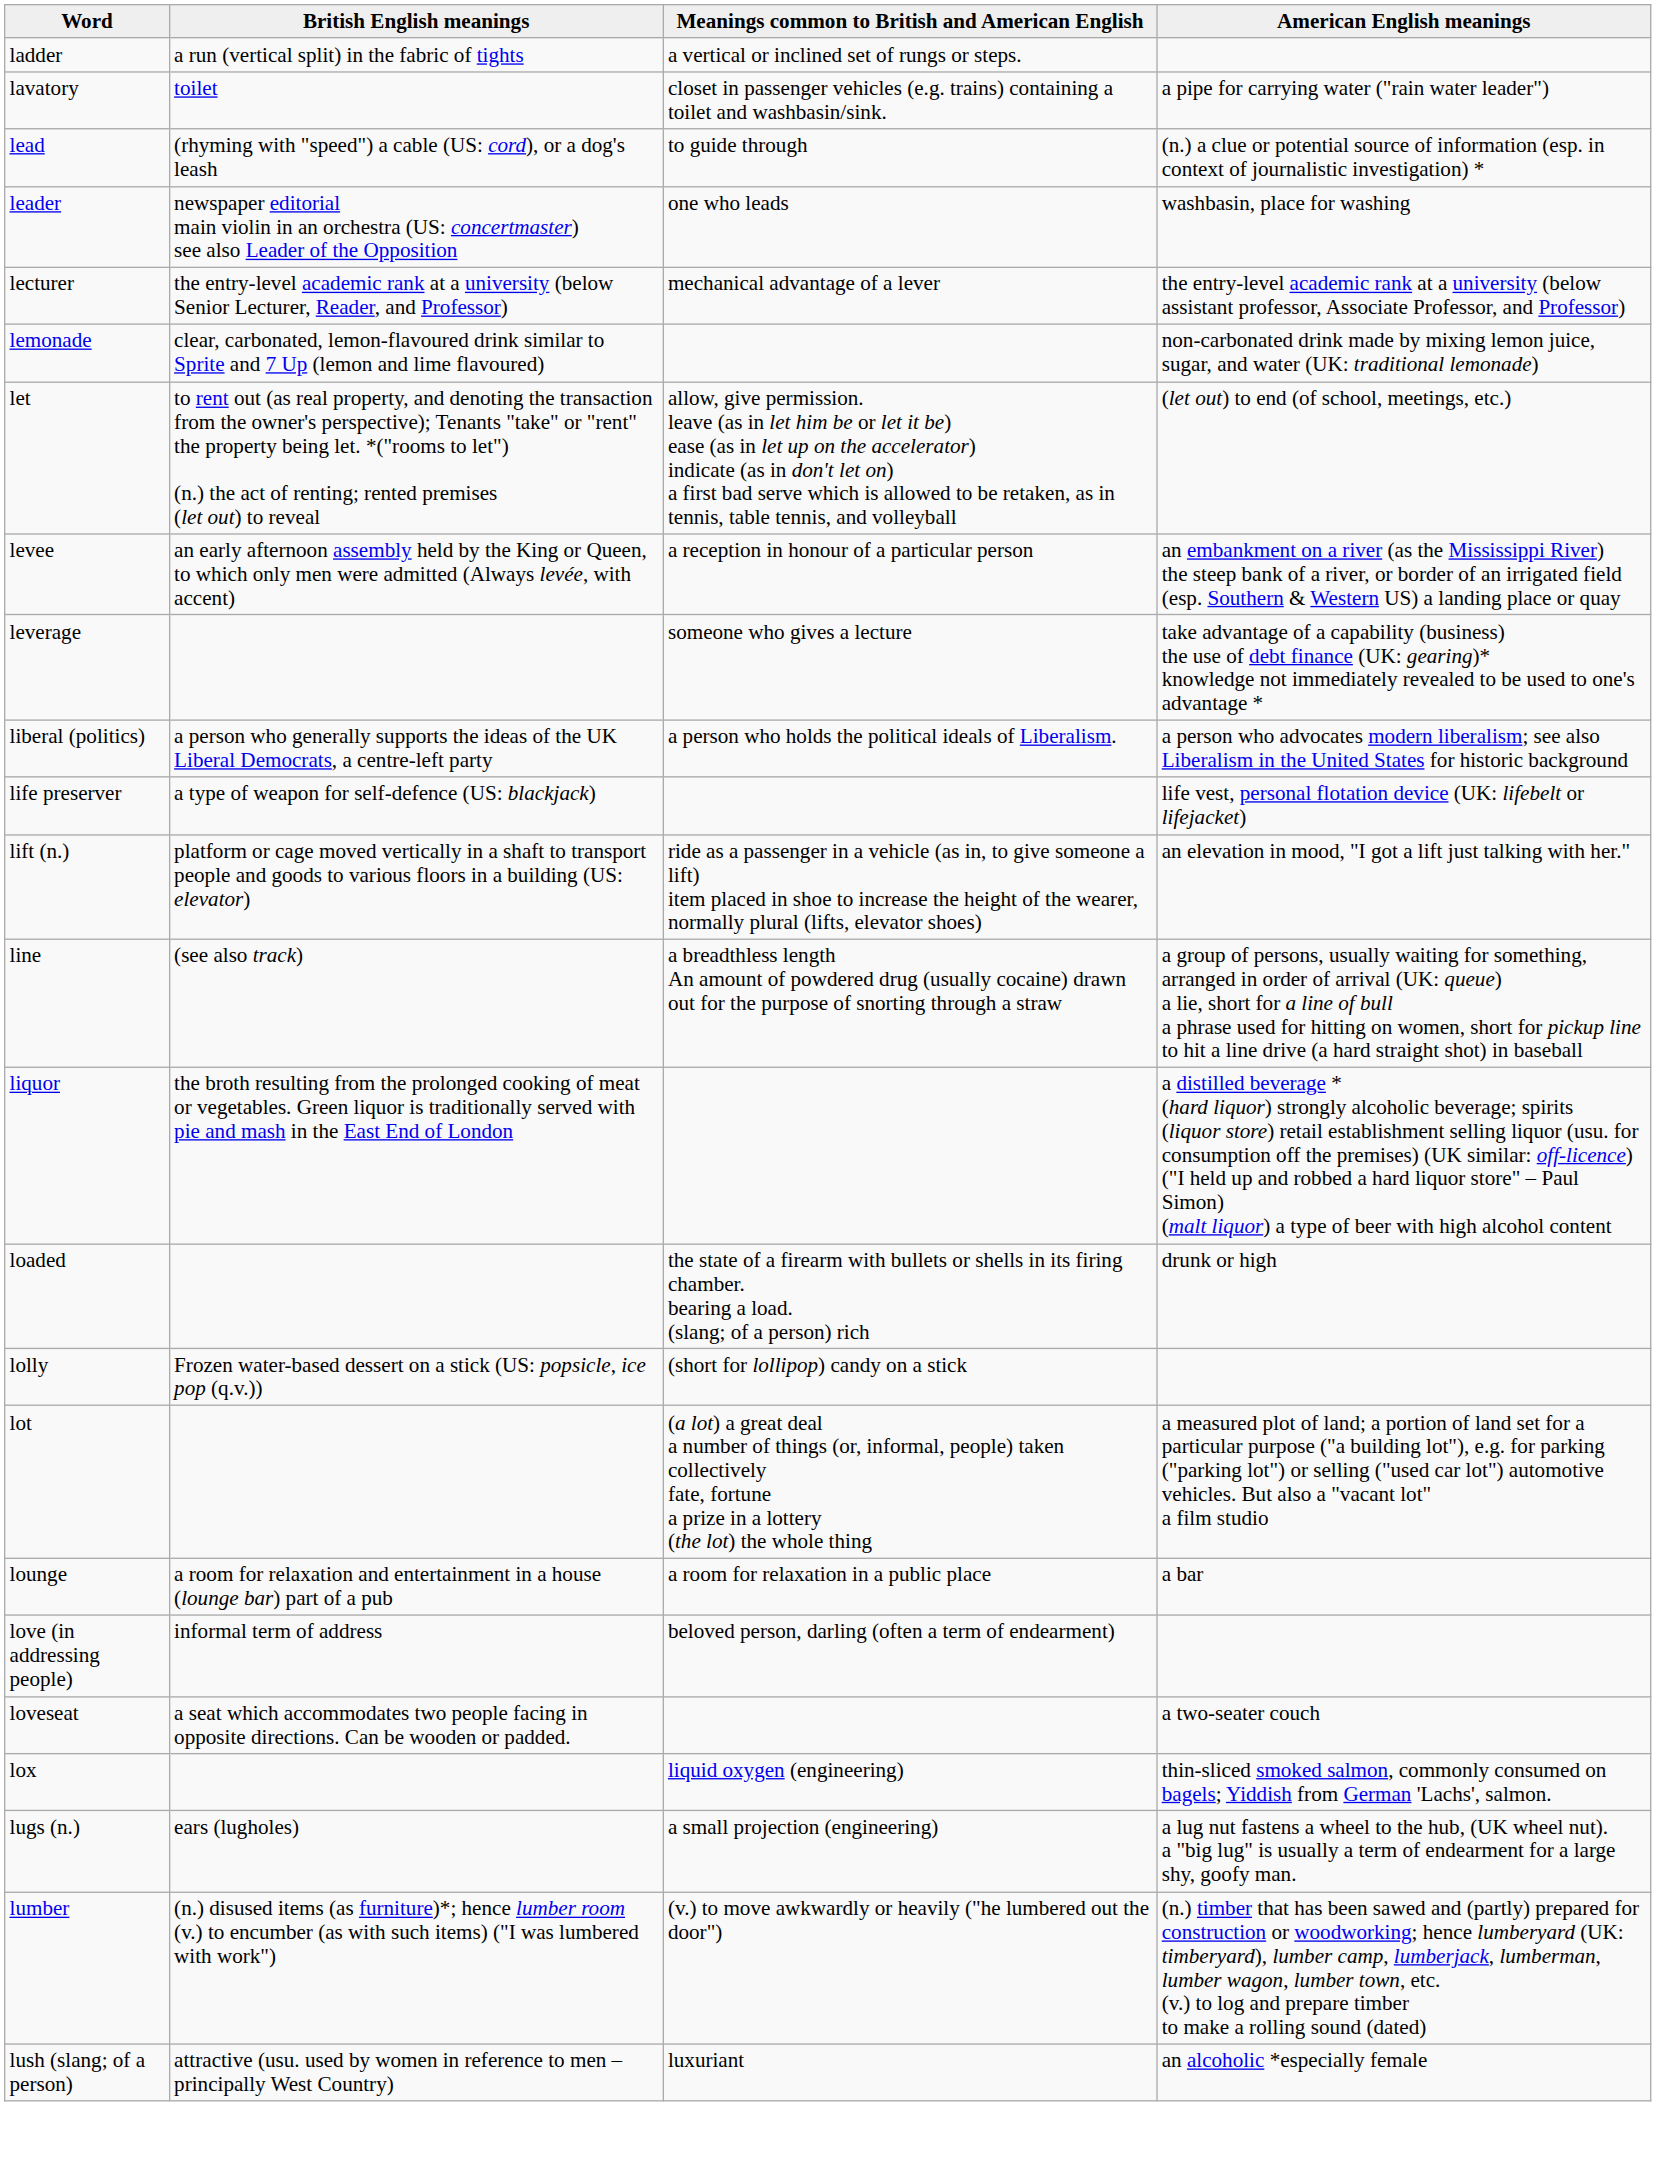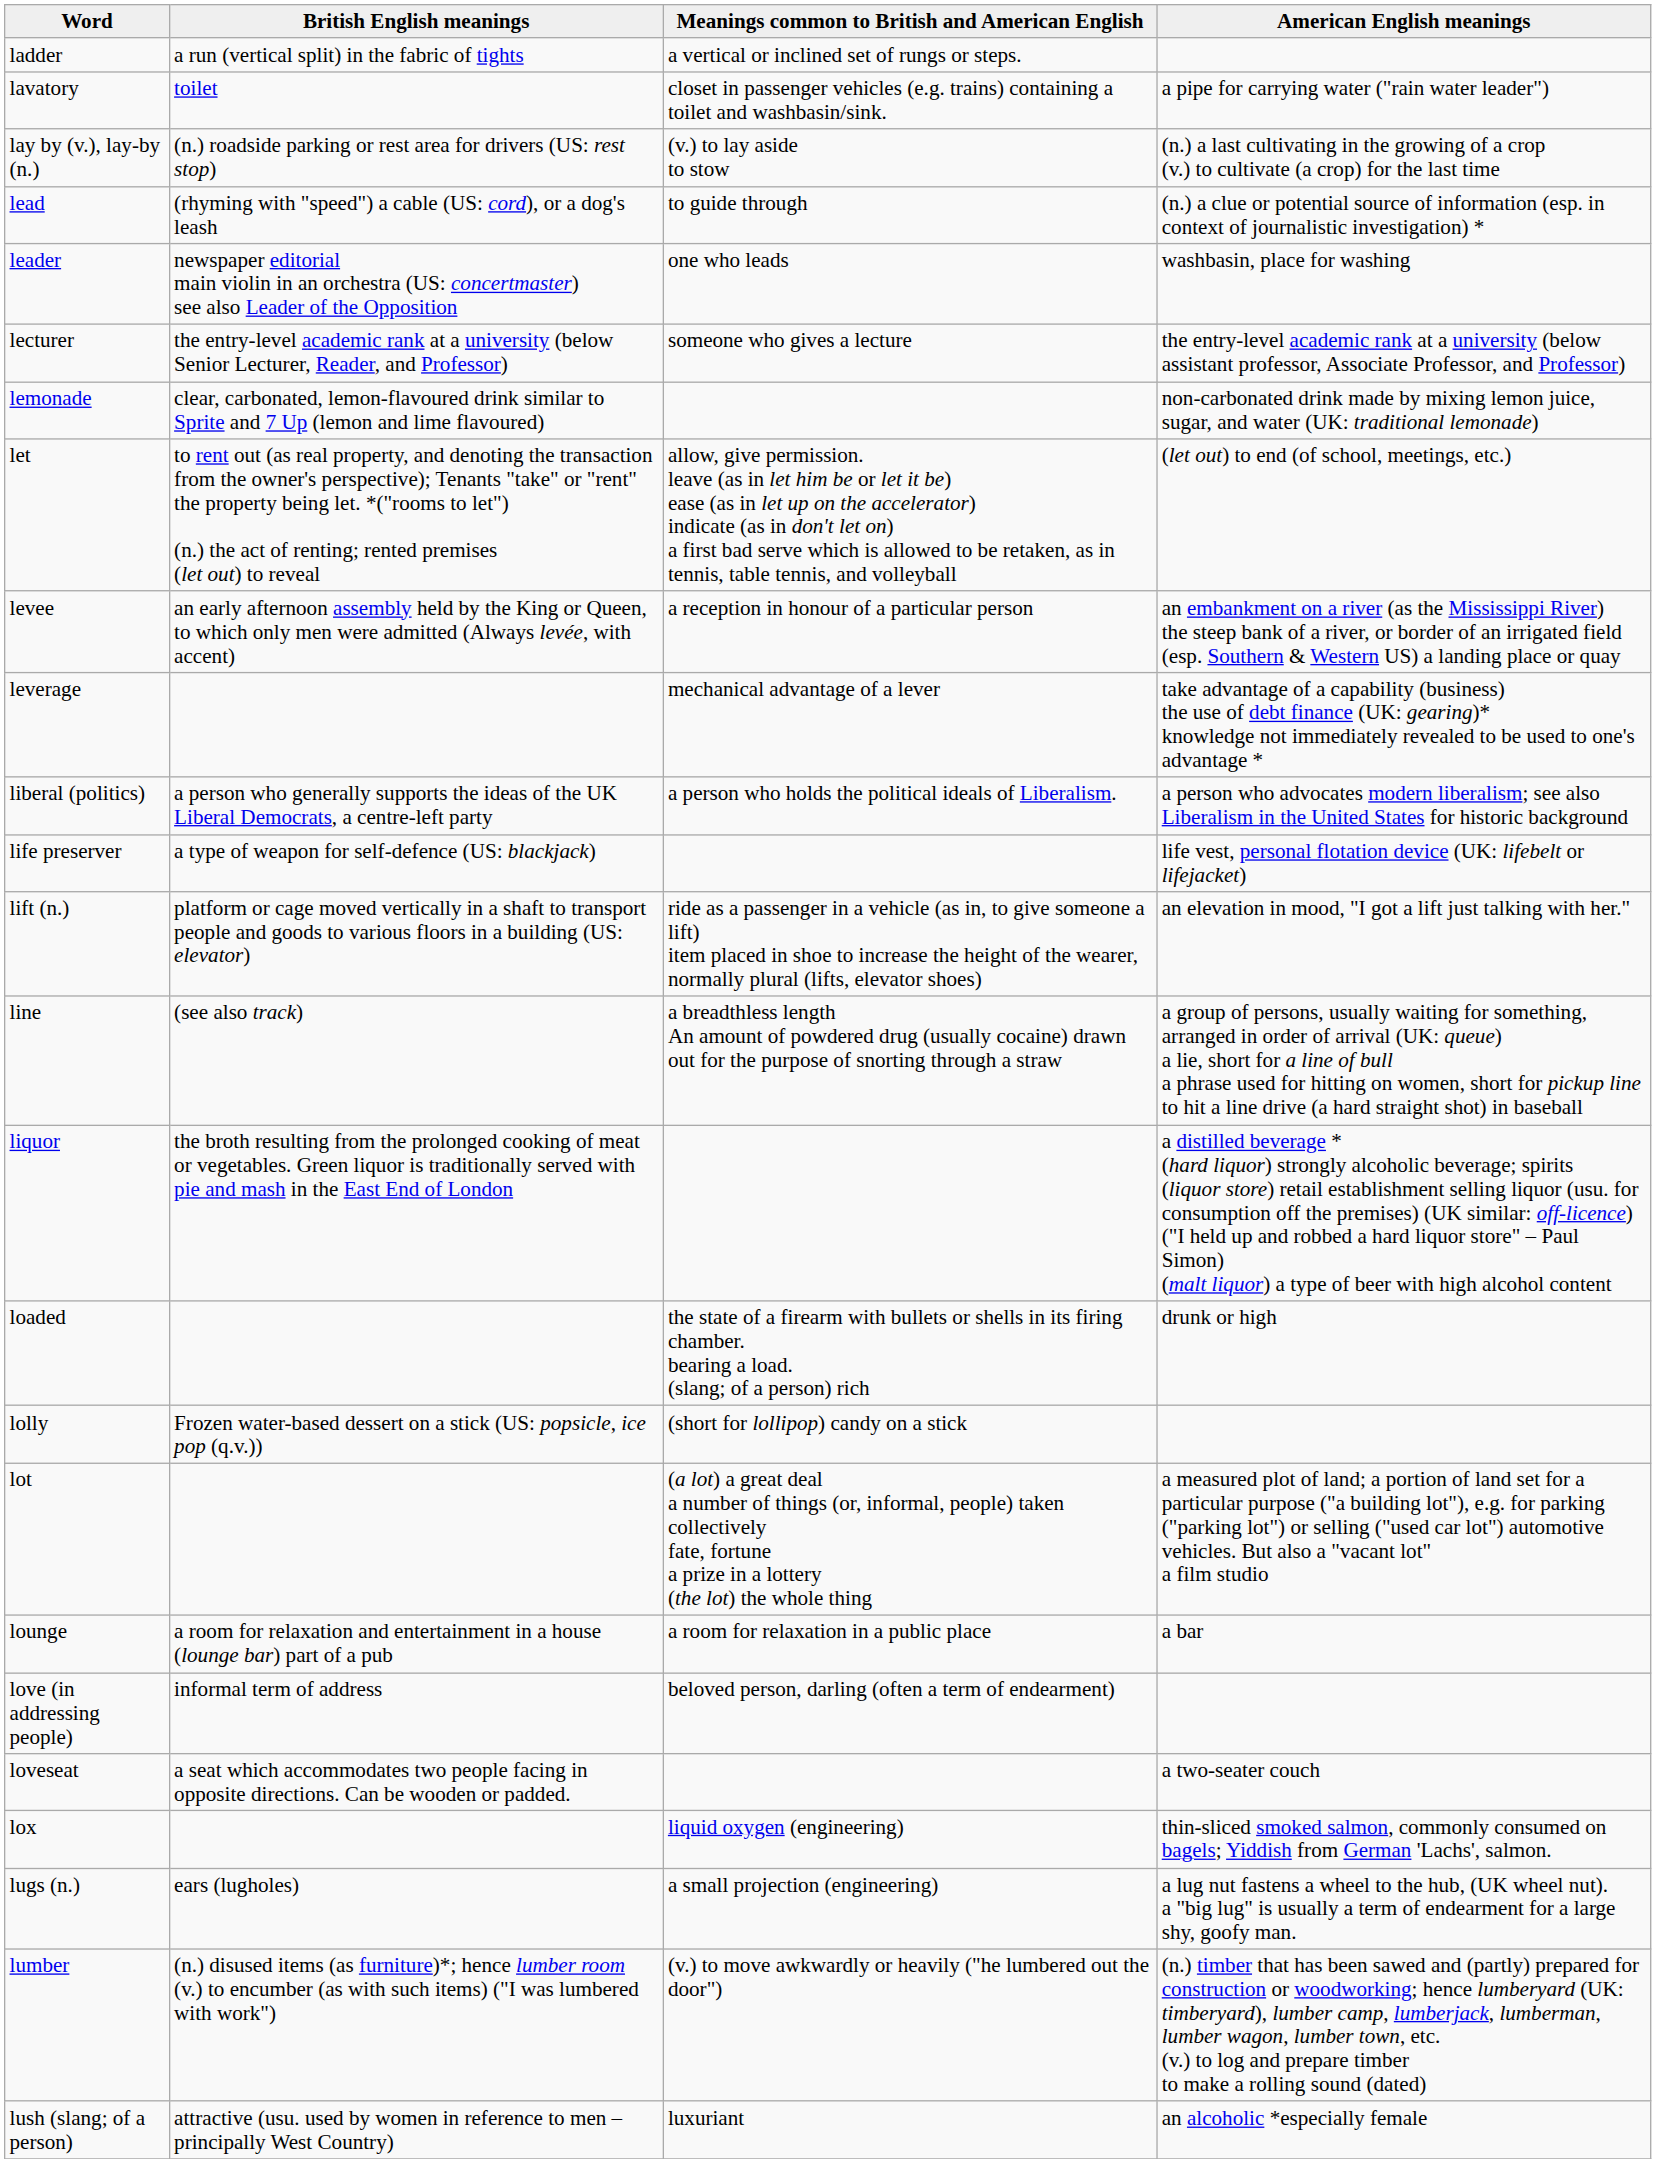+ row: (85, 157)
(804, 283) mechanical advantage of a lever -> (790, 341) someone who gives a lecture
(790, 631) someone who gives a lecture -> (804, 688) mechanical advantage of a lever
